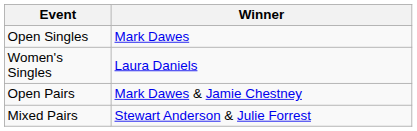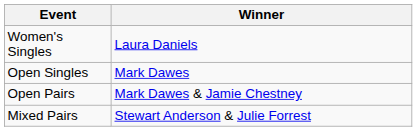rows swapped: (48, 36) <-> (35, 65)
